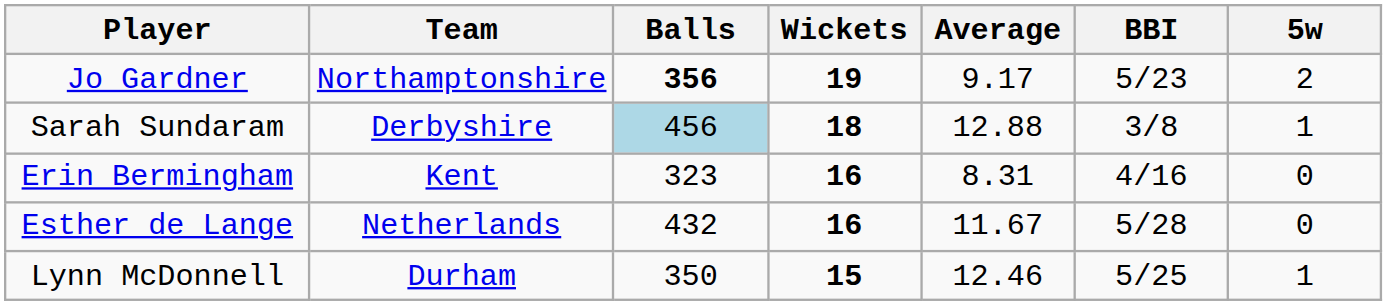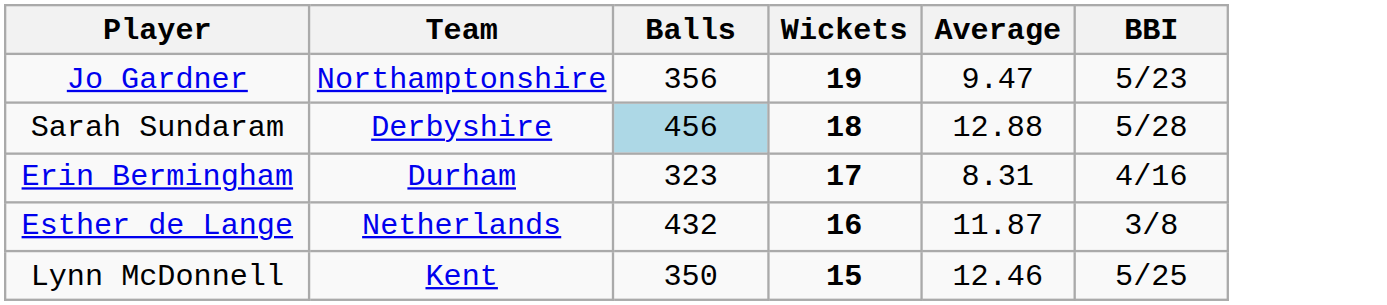- column: (1305, 30)
(691, 79) bold -> (691, 79) normal
(998, 79) 9.17 -> (998, 79) 9.47
(1151, 128) 3/8 -> (1151, 128) 5/28
(462, 177) Kent -> (462, 177) Durham
(844, 177) 16 -> (844, 177) 17
(998, 226) 11.67 -> (998, 226) 11.87
(1151, 226) 5/28 -> (1151, 226) 3/8
(462, 276) Durham -> (462, 276) Kent
